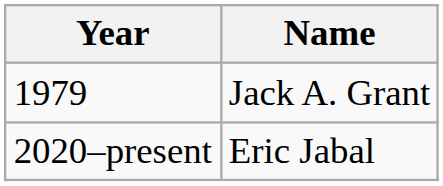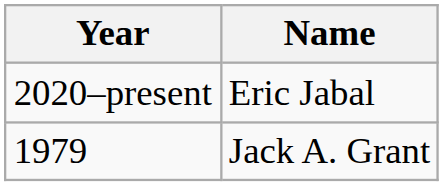rows swapped: (50, 92) <-> (113, 150)
